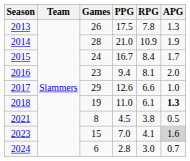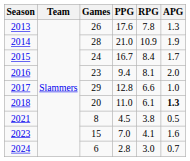(124, 27) 17.5 -> (124, 27) 17.6
(124, 88) 12.6 -> (124, 88) 12.8
(96, 103) 19 -> (96, 103) 20
(173, 133) lightgrey background -> (173, 133) no background
